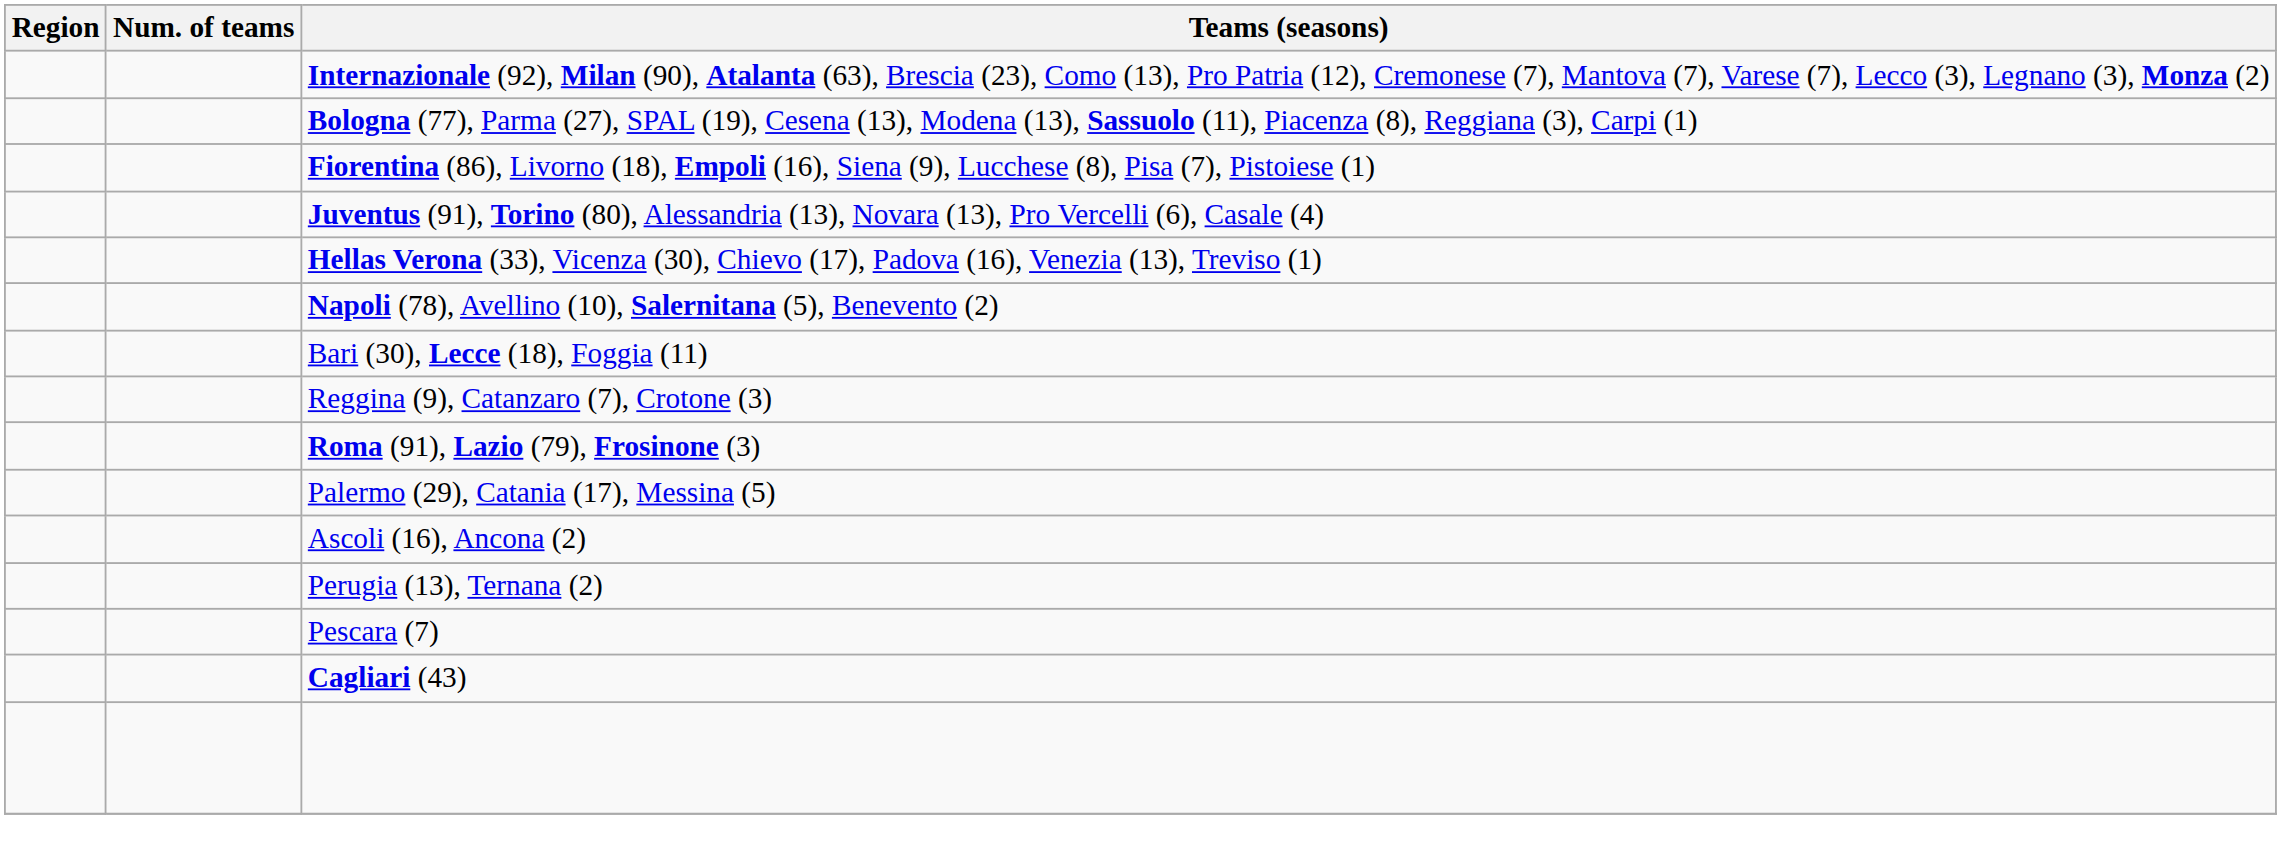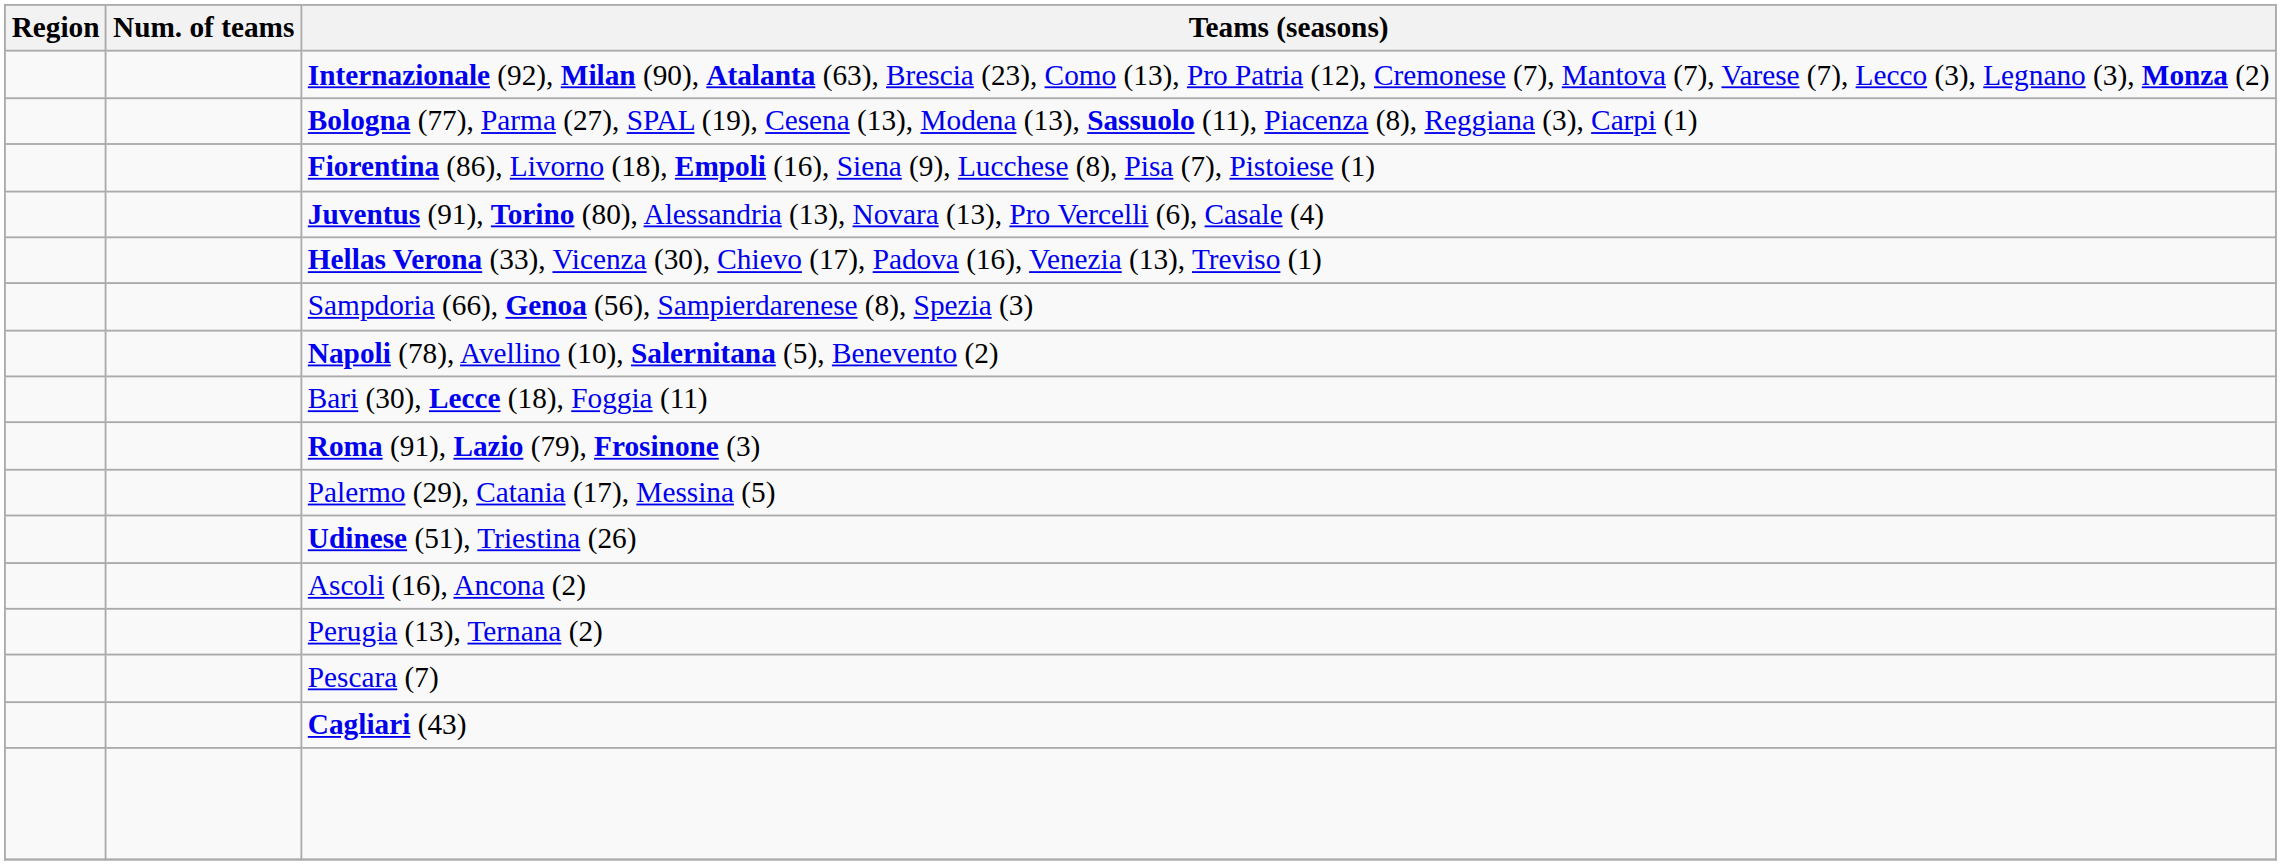+ row: (56, 307)
- row: (56, 400)
+ row: (56, 539)
